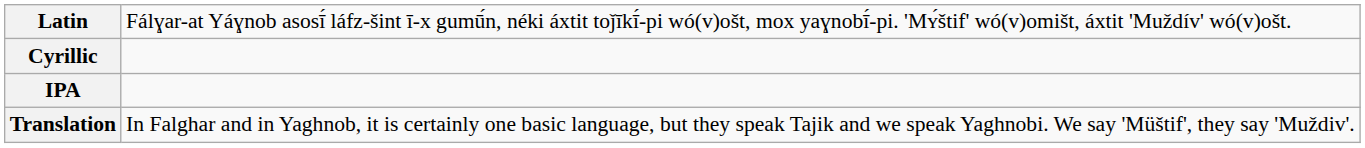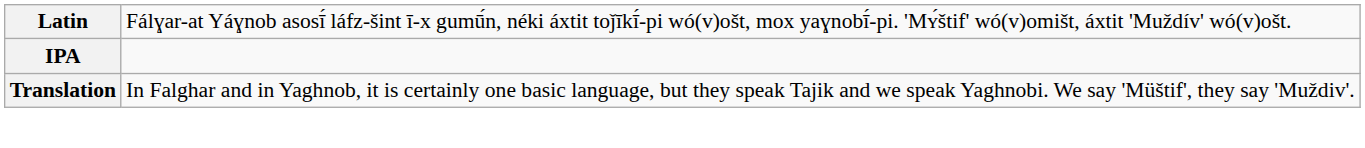- row: (63, 55)
